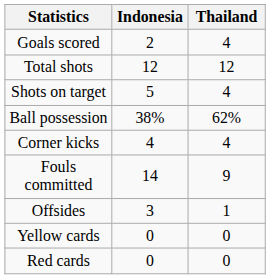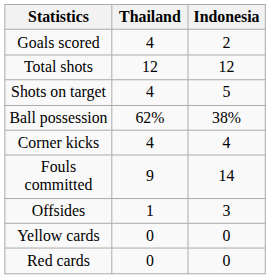columns swapped: (227, 17) <-> (150, 17)
